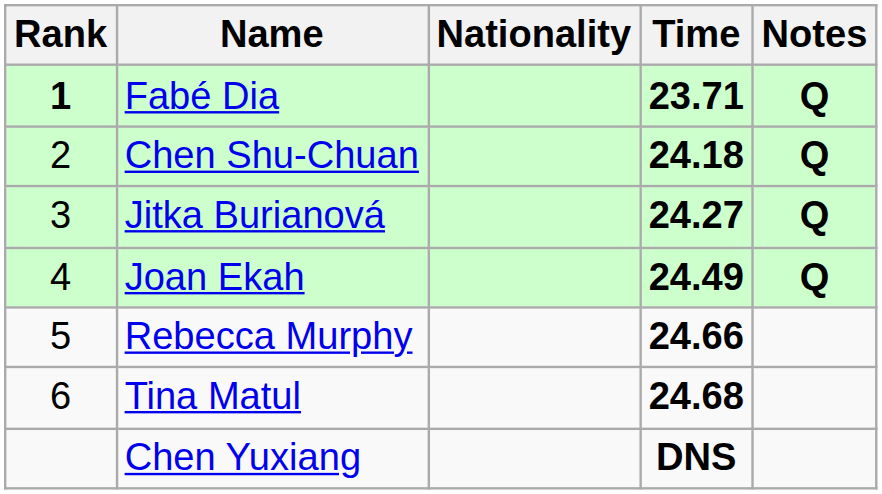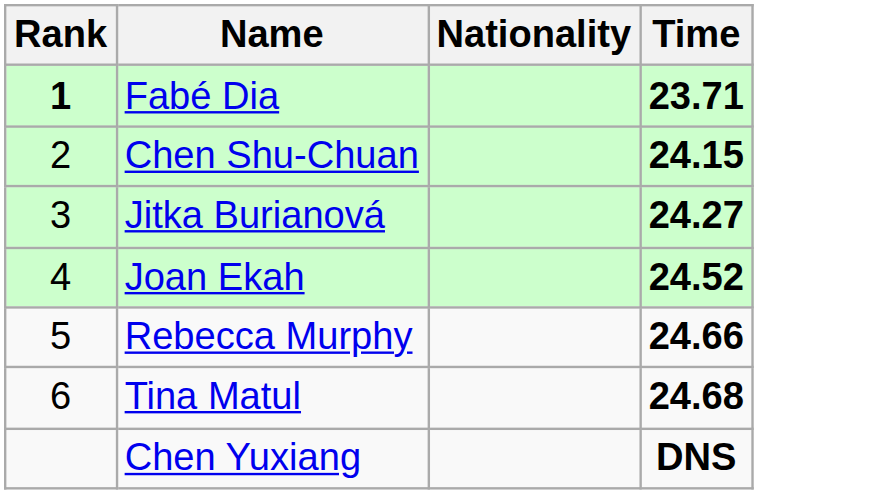- column: (814, 34)
(696, 155) 24.18 -> (696, 155) 24.15
(696, 276) 24.49 -> (696, 276) 24.52
